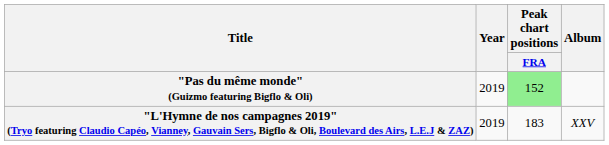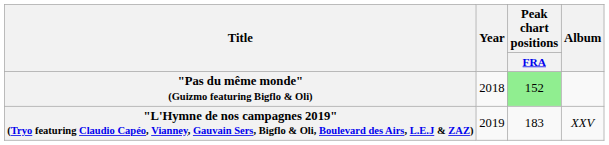(492, 88) 2019 -> (492, 88) 2018
